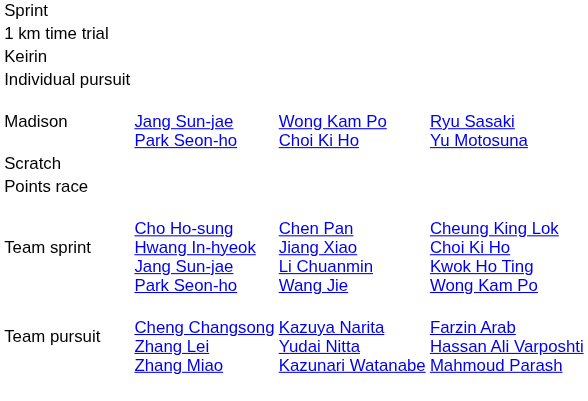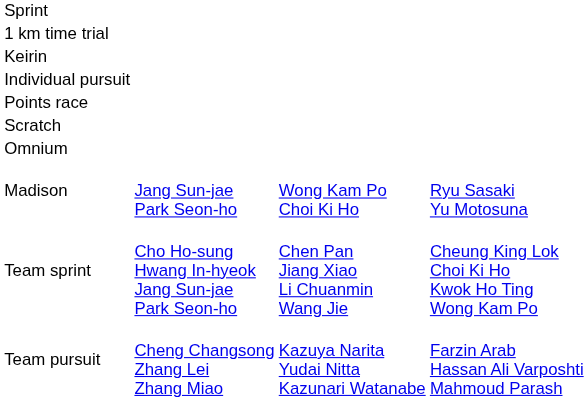rows swapped: (46, 186) <-> (36, 121)
+ row: (36, 149)
